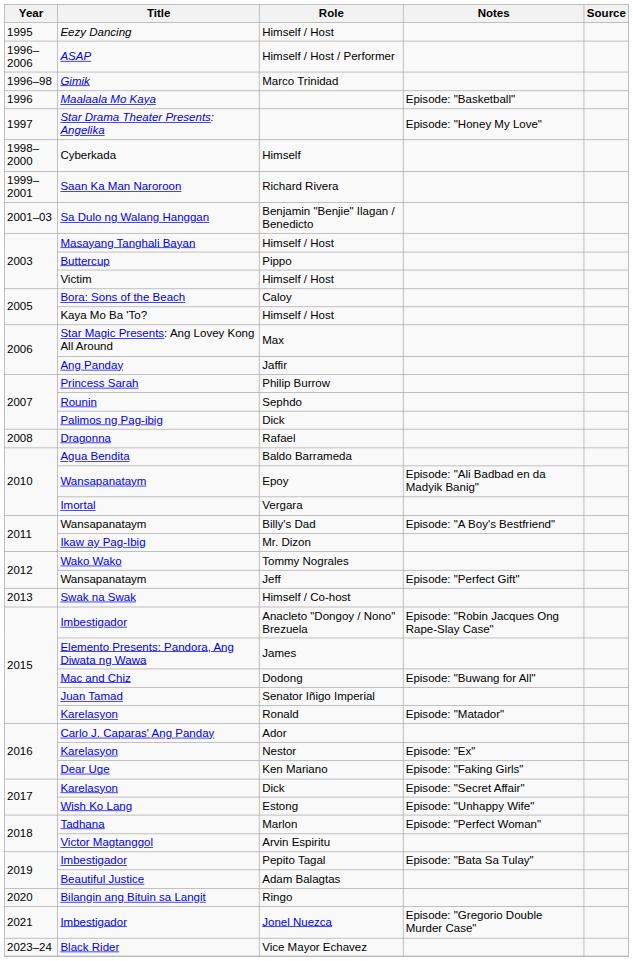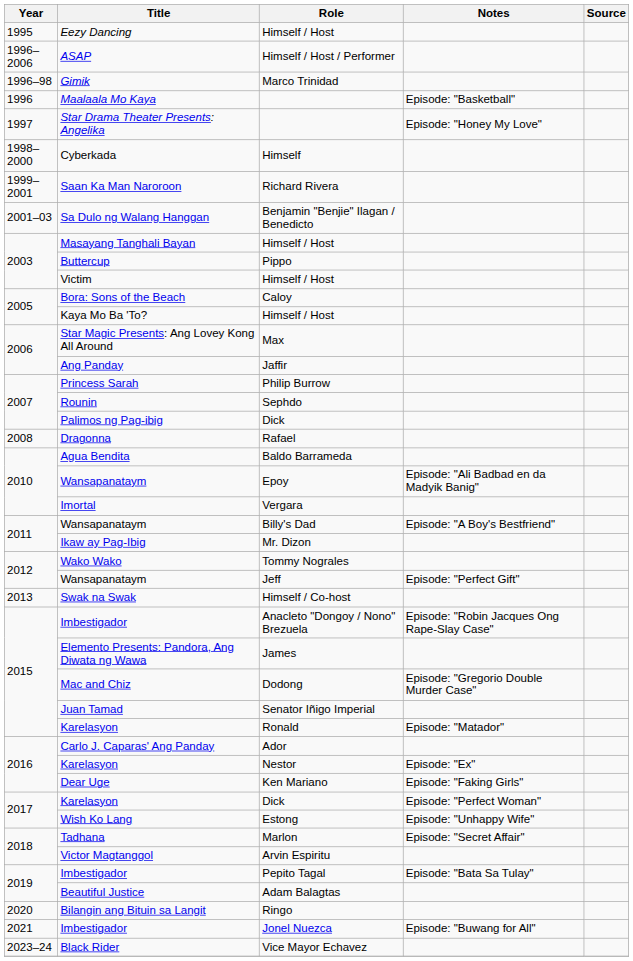(471, 678) Episode: "Buwang for All" -> (474, 684) Episode: "Gregorio Double Murder Case"
(465, 787) Episode: "Secret Affair" -> (473, 800) Episode: "Perfect Woman"
(473, 824) Episode: "Perfect Woman" -> (465, 837) Episode: "Secret Affair"
(474, 922) Episode: "Gregorio Double Murder Case" -> (471, 928) Episode: "Buwang for All"
